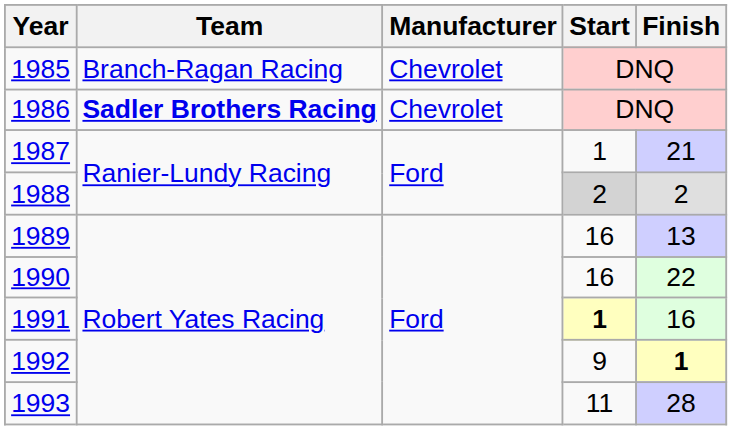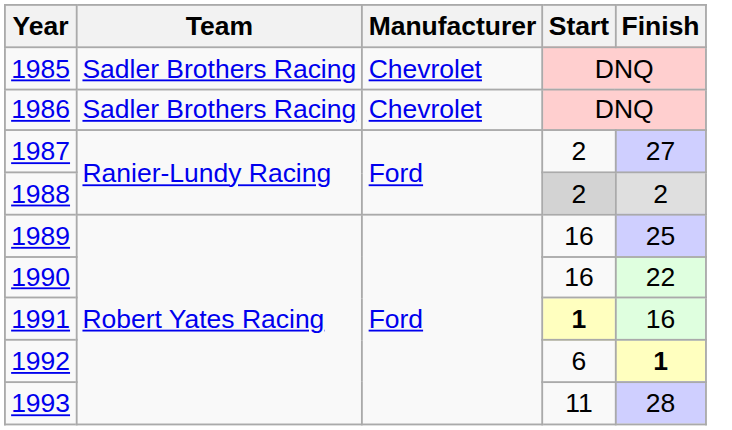(213, 68) Branch-Ragan Racing -> (219, 68) Sadler Brothers Racing
(230, 110) bold -> (219, 110) normal
(600, 152) 1 -> (579, 152) 2
(681, 152) 21 -> (661, 152) 27
(681, 236) 13 -> (661, 236) 25
(600, 361) 9 -> (579, 361) 6
